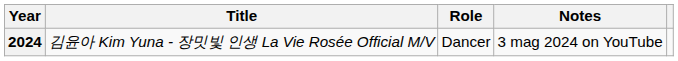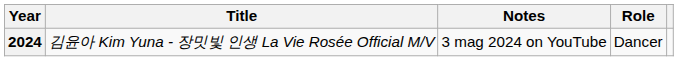columns swapped: (466, 16) <-> (580, 16)
